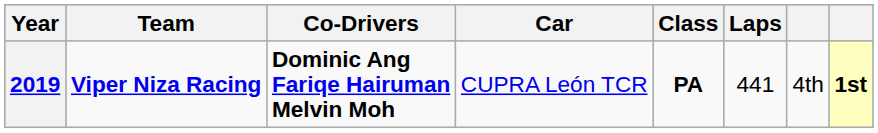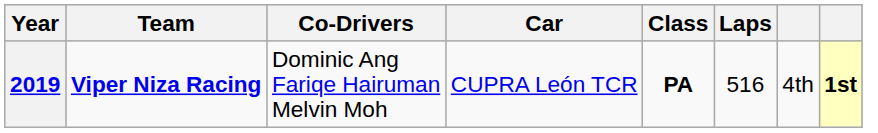(361, 84) bold -> (356, 84) normal
(755, 84) 441 -> (745, 84) 516
